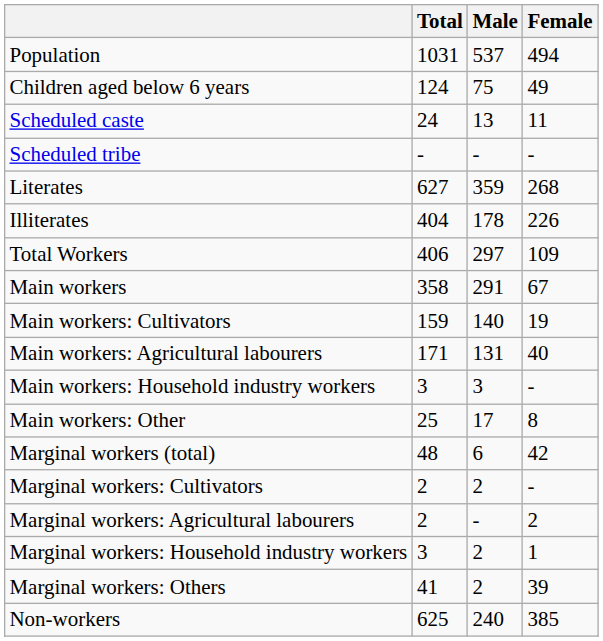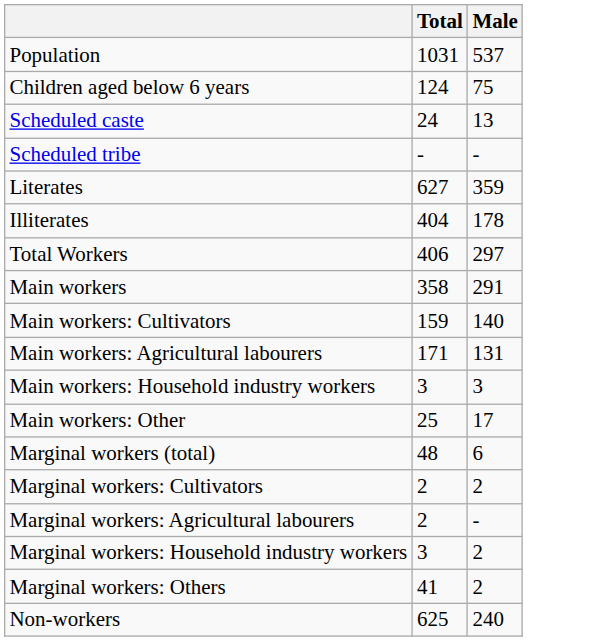- column: (560, 21)
